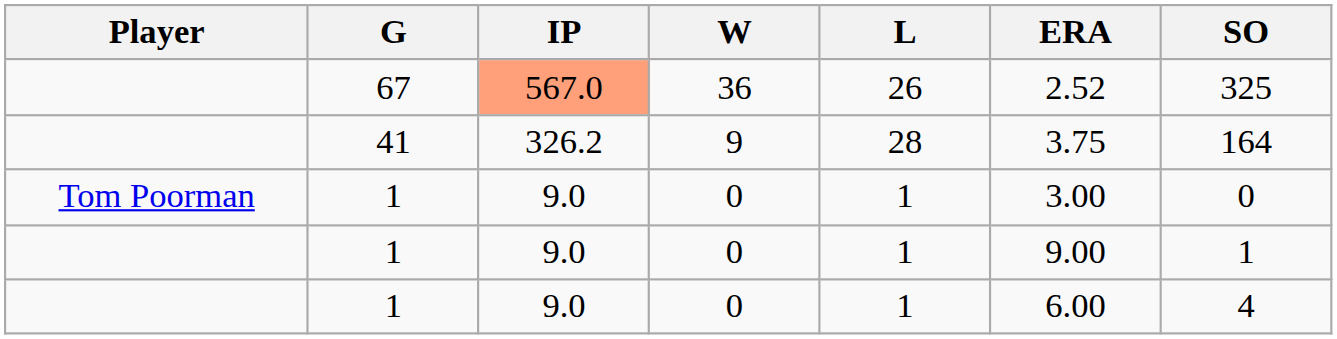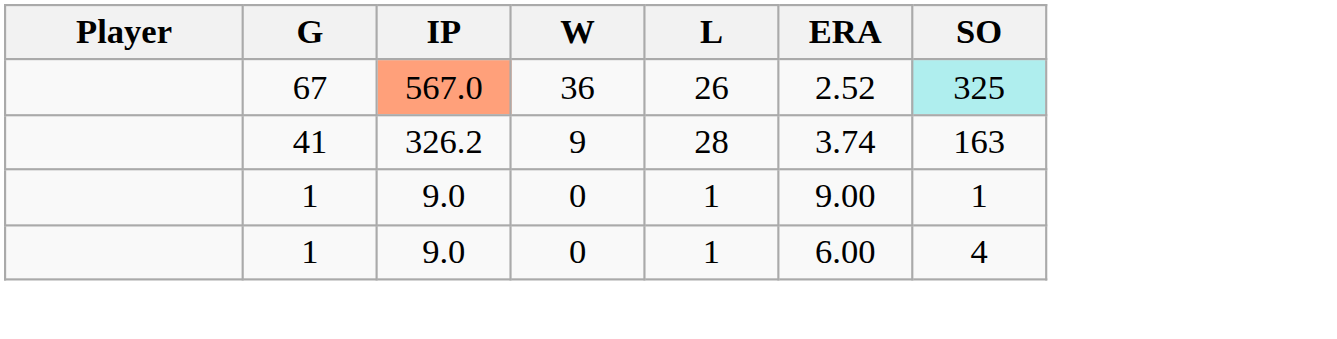(1246, 86) no background -> (979, 86) paleturquoise background
(1075, 141) 3.75 -> (845, 141) 3.74
(1246, 141) 164 -> (979, 141) 163
- row: (157, 196)
